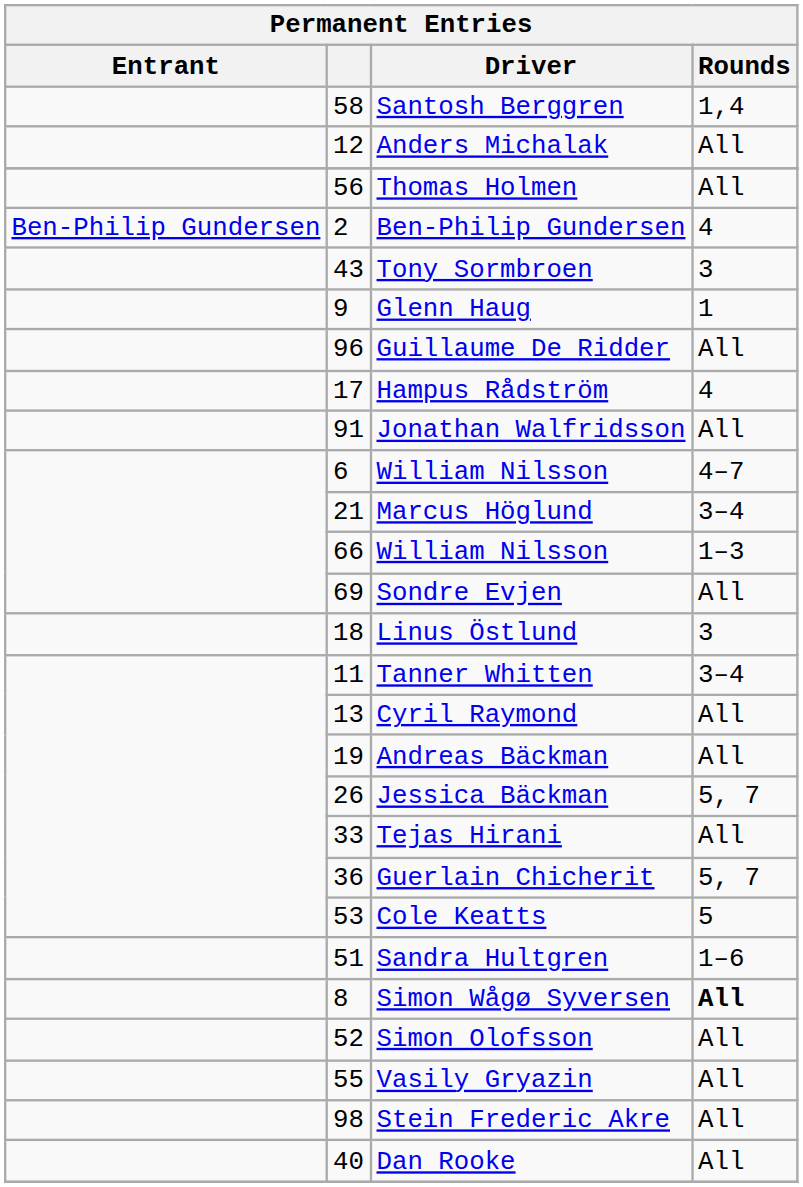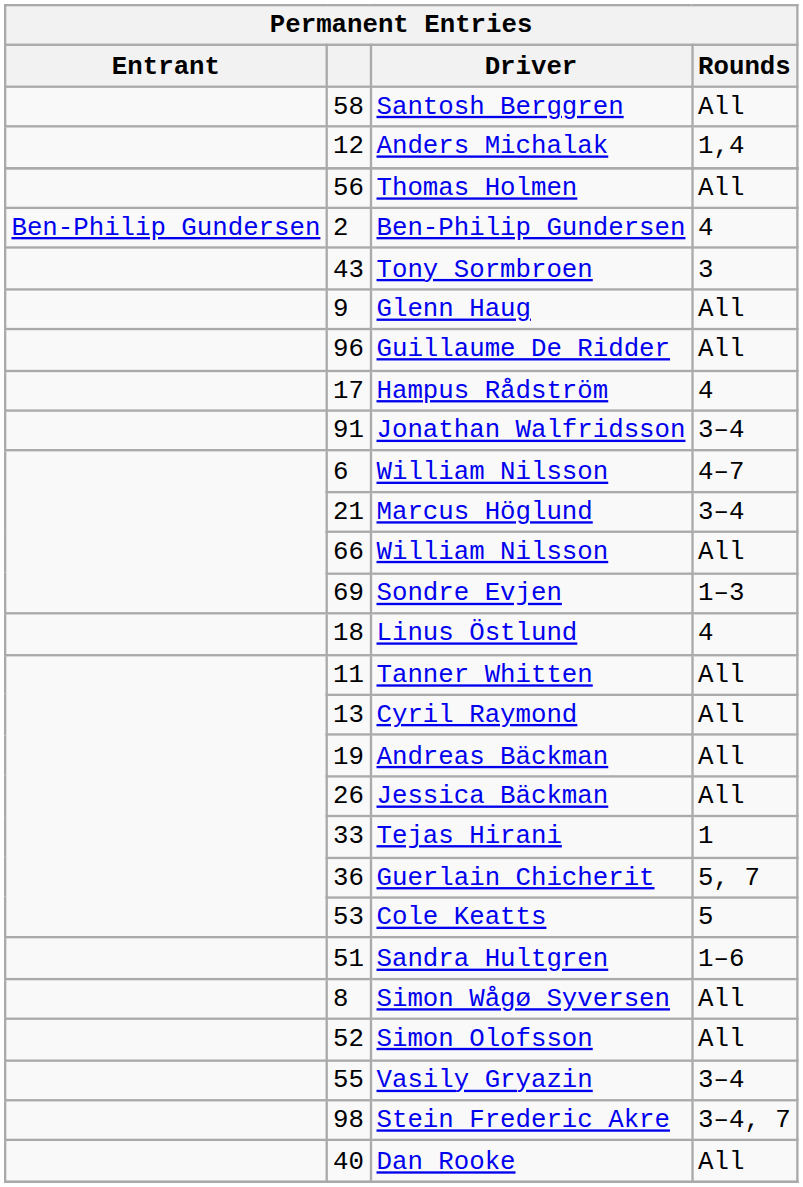(721, 107) 1,4 -> (721, 107) All
(721, 147) All -> (721, 147) 1,4
(706, 309) 1 -> (721, 309) All
(721, 431) All -> (721, 431) 3–4
(721, 553) 1–3 -> (721, 553) All
(721, 593) All -> (721, 593) 1–3
(706, 634) 3 -> (706, 634) 4
(721, 674) 3–4 -> (721, 674) All
(729, 796) 5, 7 -> (721, 796) All
(721, 837) All -> (706, 837) 1
(721, 999) bold -> (721, 999) normal
(721, 1080) All -> (721, 1080) 3–4
(721, 1121) All -> (744, 1121) 3–4, 7
